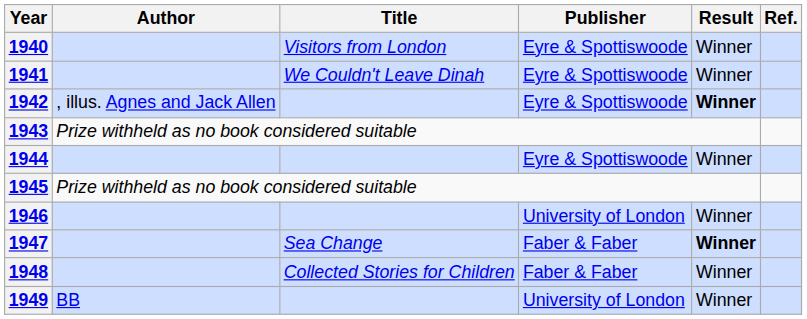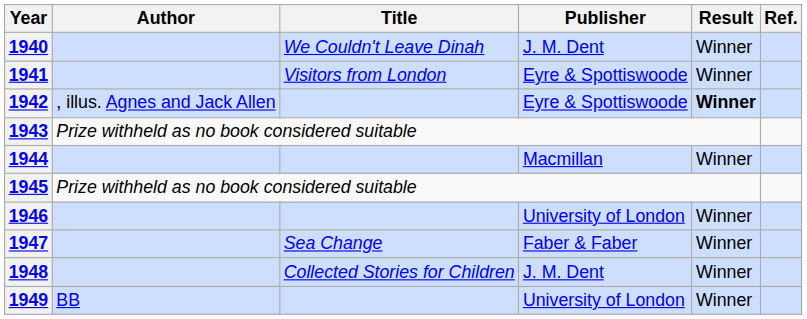(365, 46) Visitors from London -> (384, 46) We Couldn't Leave Dinah
(605, 46) Eyre & Spottiswoode -> (563, 46) J. M. Dent
(384, 74) We Couldn't Leave Dinah -> (365, 74) Visitors from London
(605, 159) Eyre & Spottiswoode -> (563, 159) Macmillan
(726, 243) bold -> (724, 243) normal
(580, 272) Faber & Faber -> (563, 272) J. M. Dent
